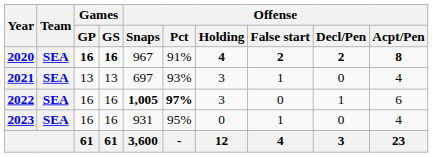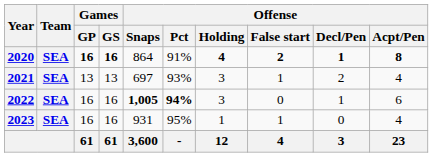(143, 57) 967 -> (143, 57) 864
(341, 57) 2 -> (341, 57) 1
(341, 78) 0 -> (341, 78) 2
(179, 99) 97% -> (179, 99) 94%
(222, 120) 0 -> (222, 120) 1
